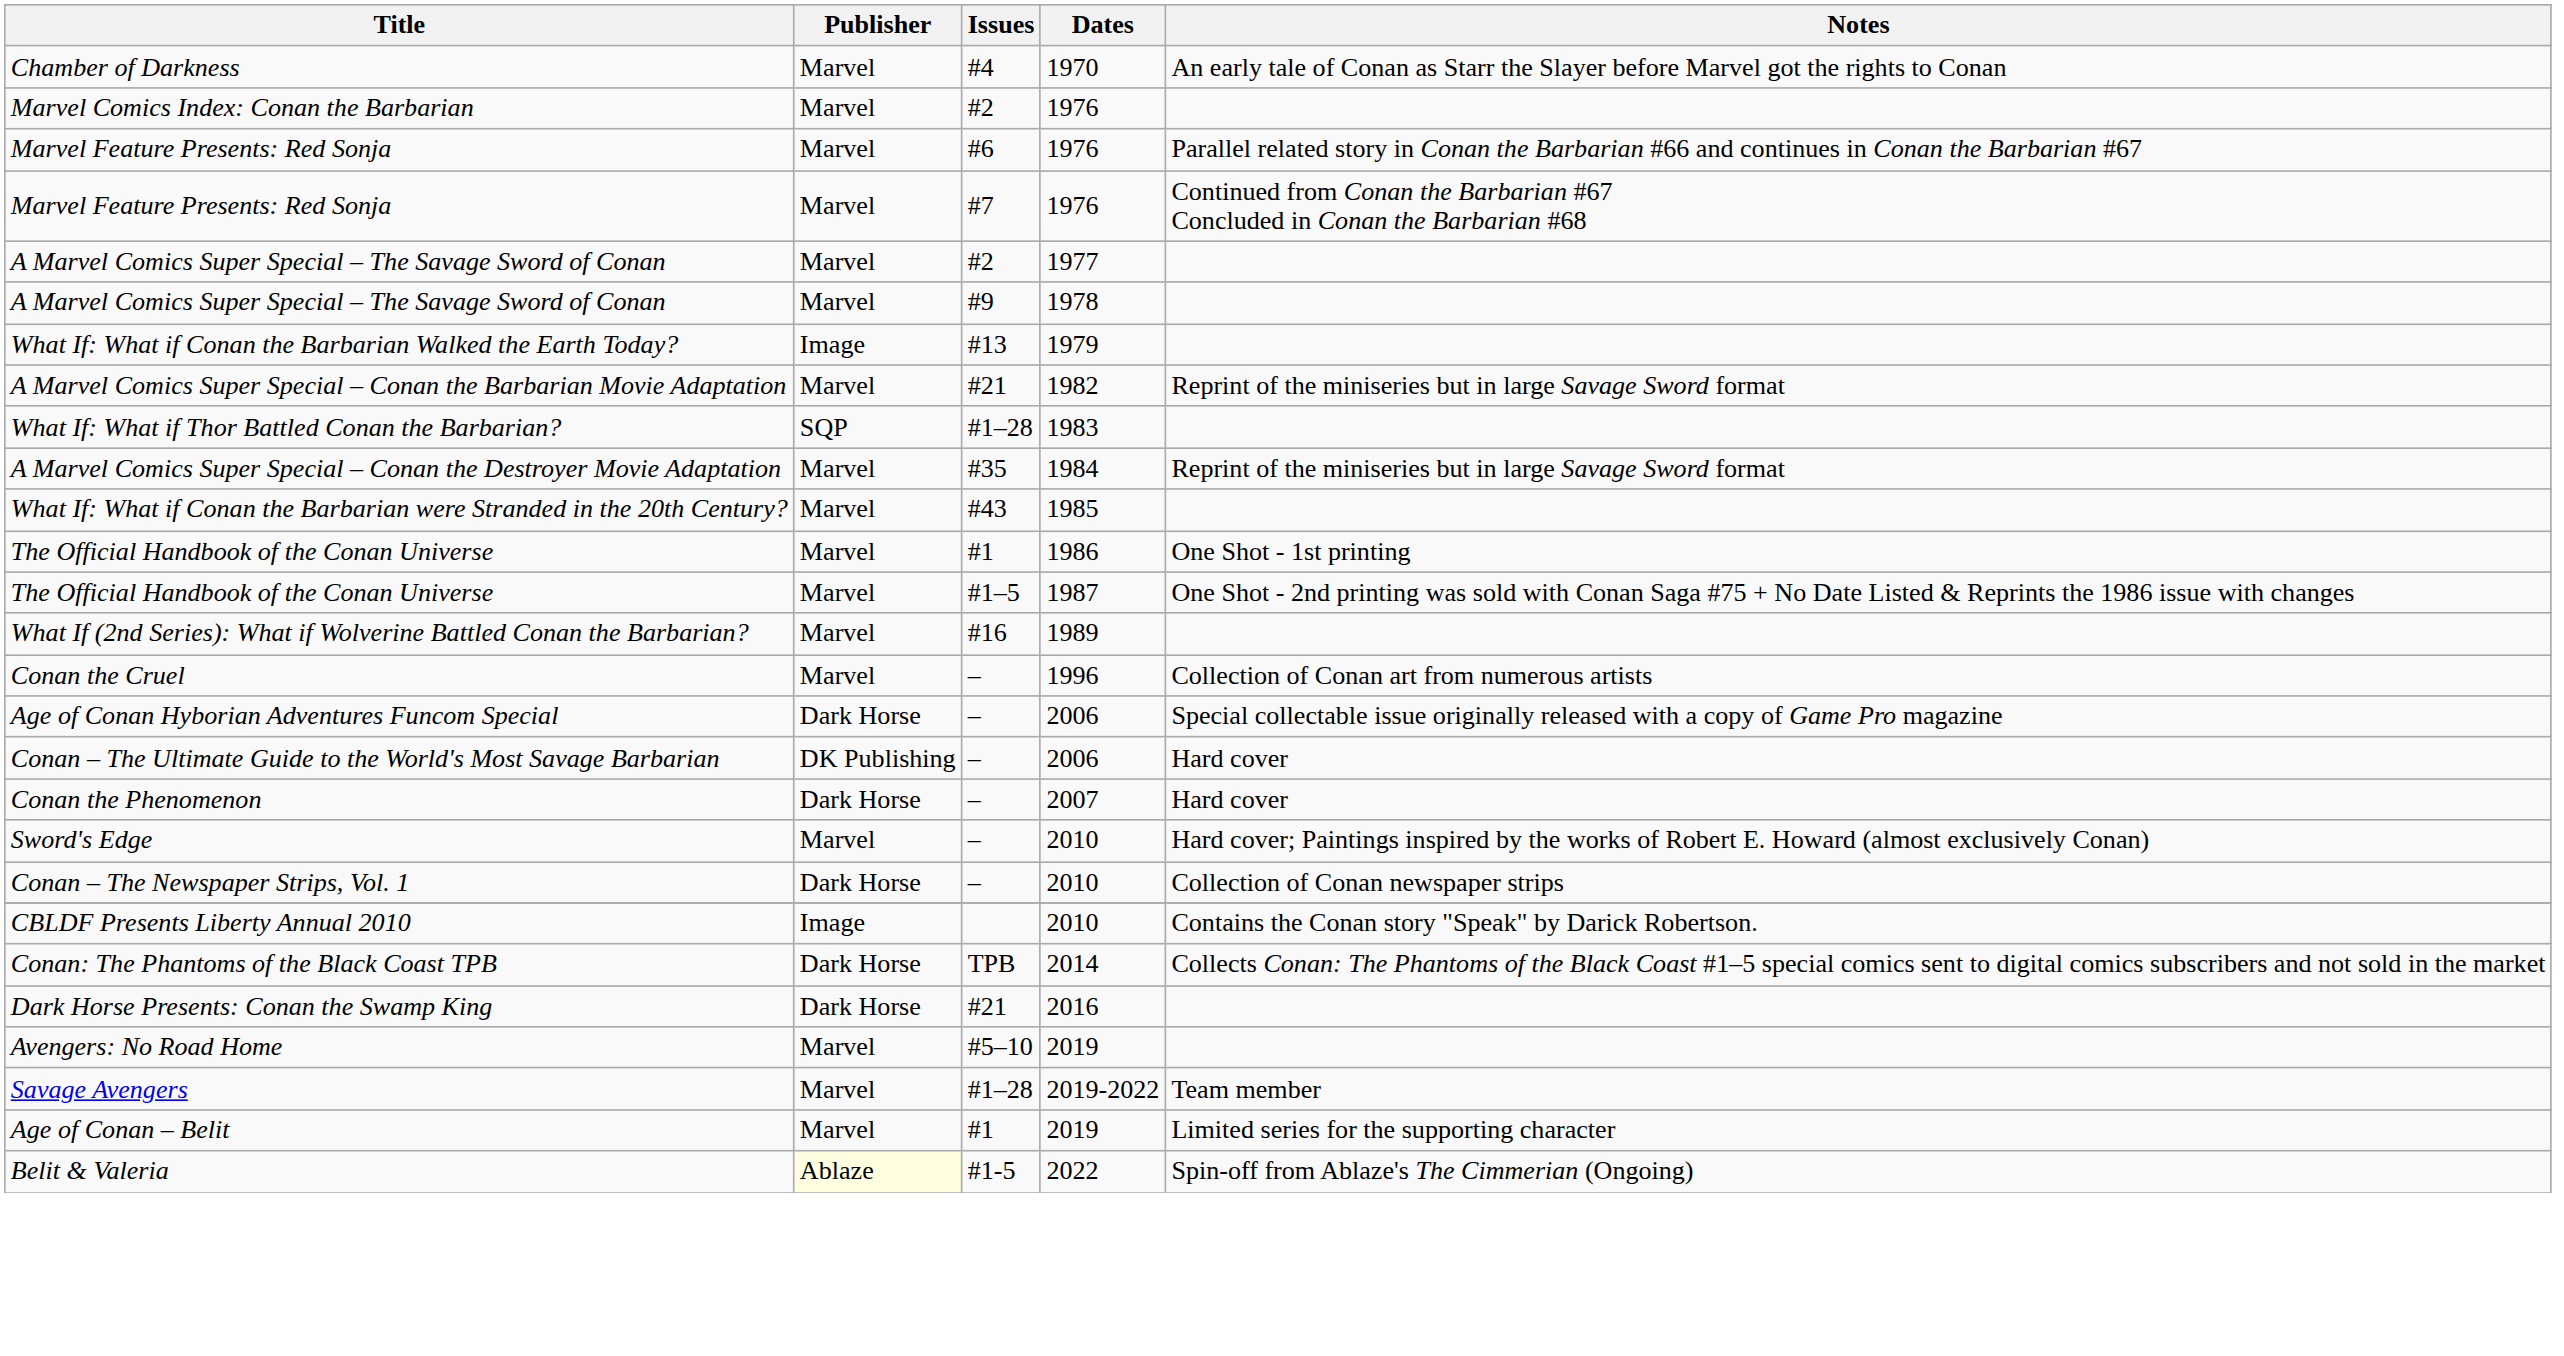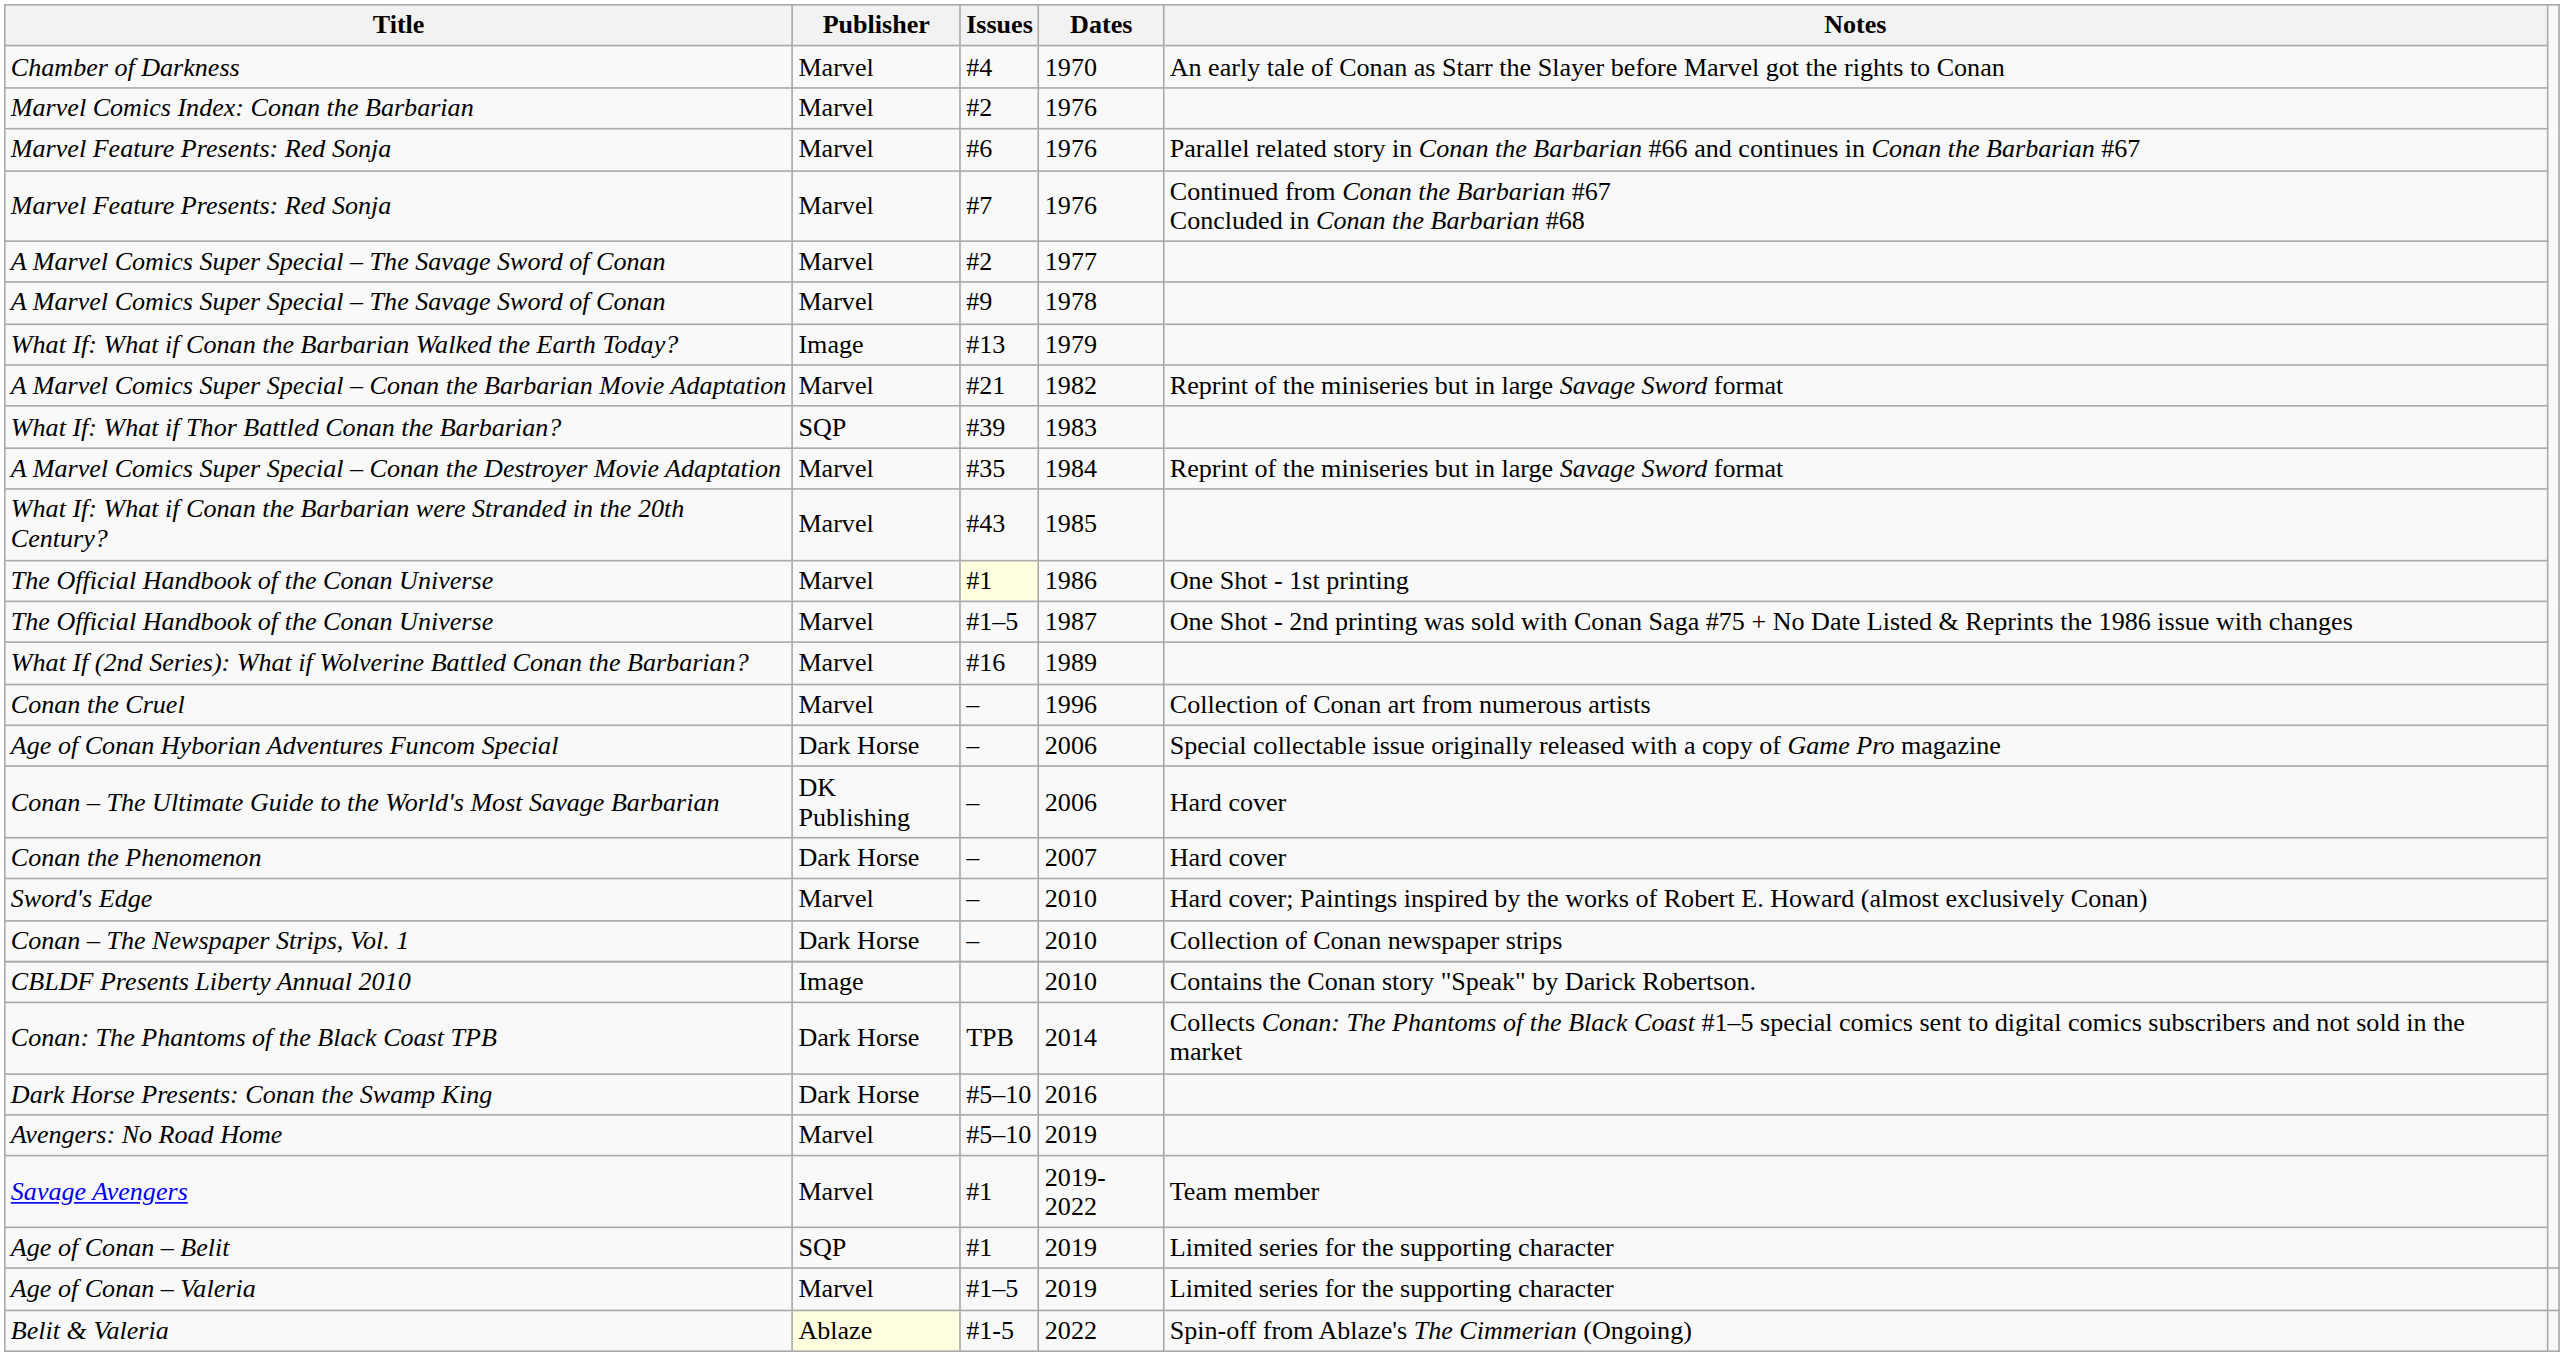(1000, 426) #1–28 -> (986, 426) #39
(981, 550) no background -> (979, 580) lightyellow background
(987, 1005) #21 -> (999, 1093) #5–10
(1000, 1088) #1–28 -> (979, 1191) #1
(838, 1129) Marvel -> (822, 1247) SQP
+ row: (133, 1288)
